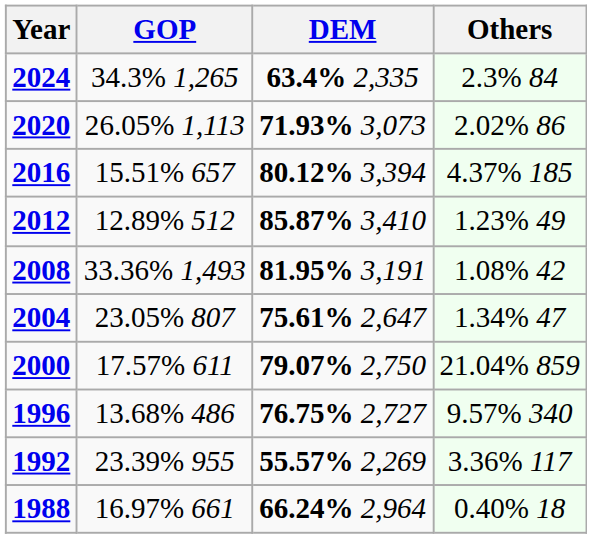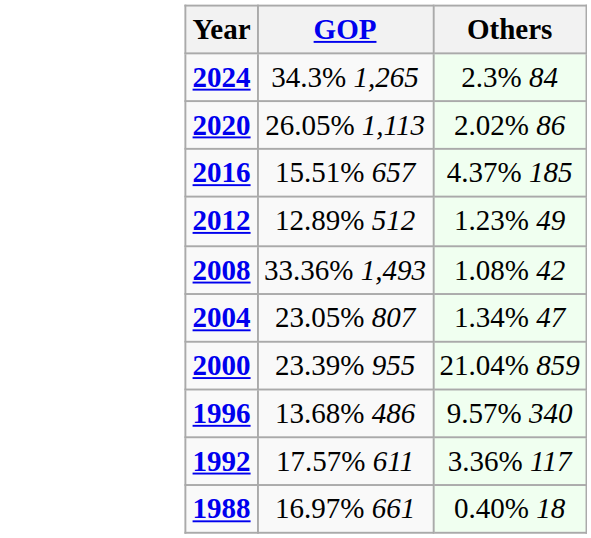- column: (343, 29)
(165, 364) 17.57% 611 -> (345, 364) 23.39% 955
(165, 460) 23.39% 955 -> (345, 460) 17.57% 611
